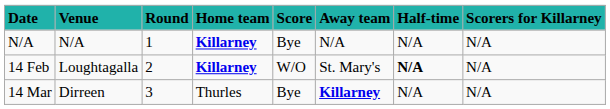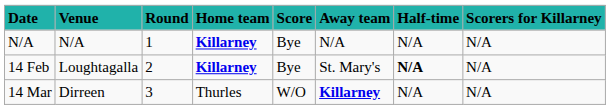(291, 67) W/O -> (289, 67) Bye
(289, 91) Bye -> (291, 91) W/O
